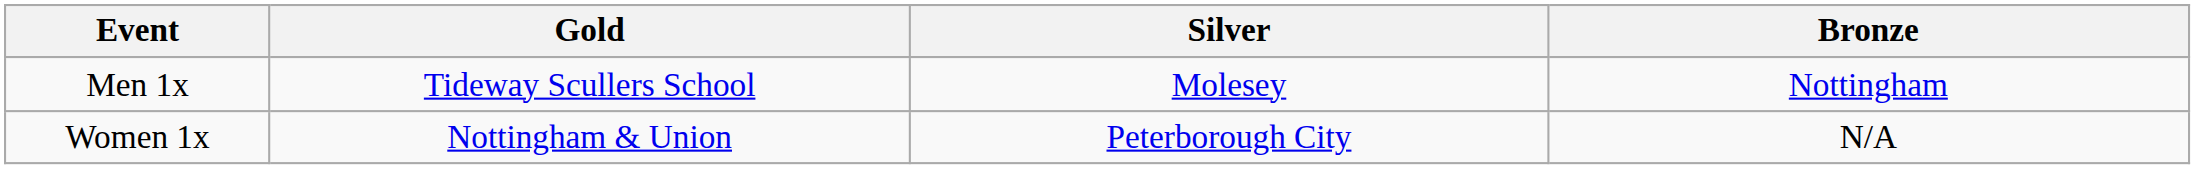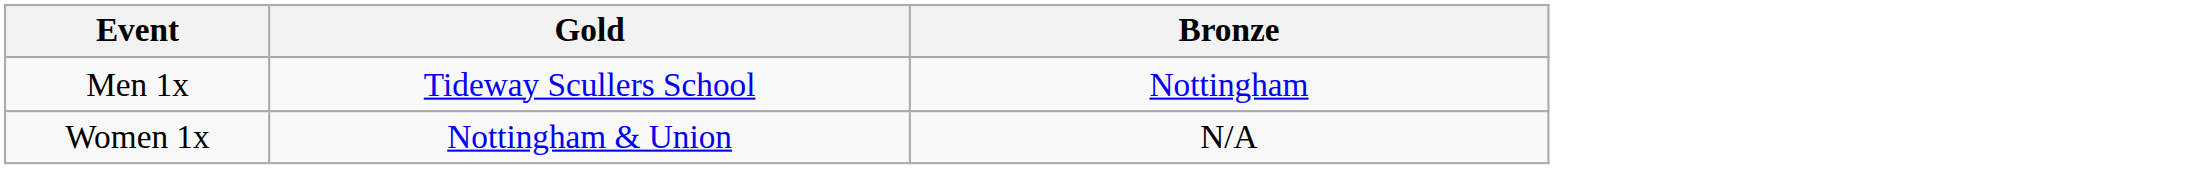- column: (1229, 30)
